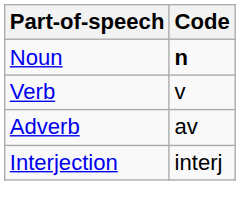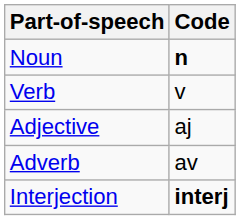+ row: (55, 127)
(198, 162) normal -> (202, 197) bold
